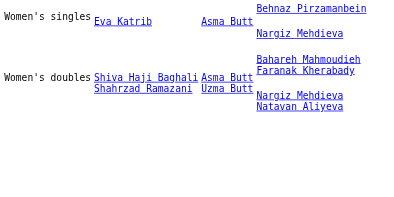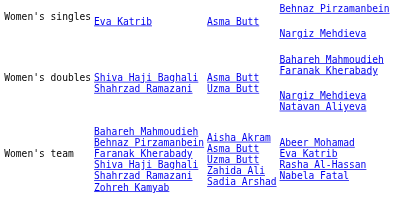+ row: (323, 159)
